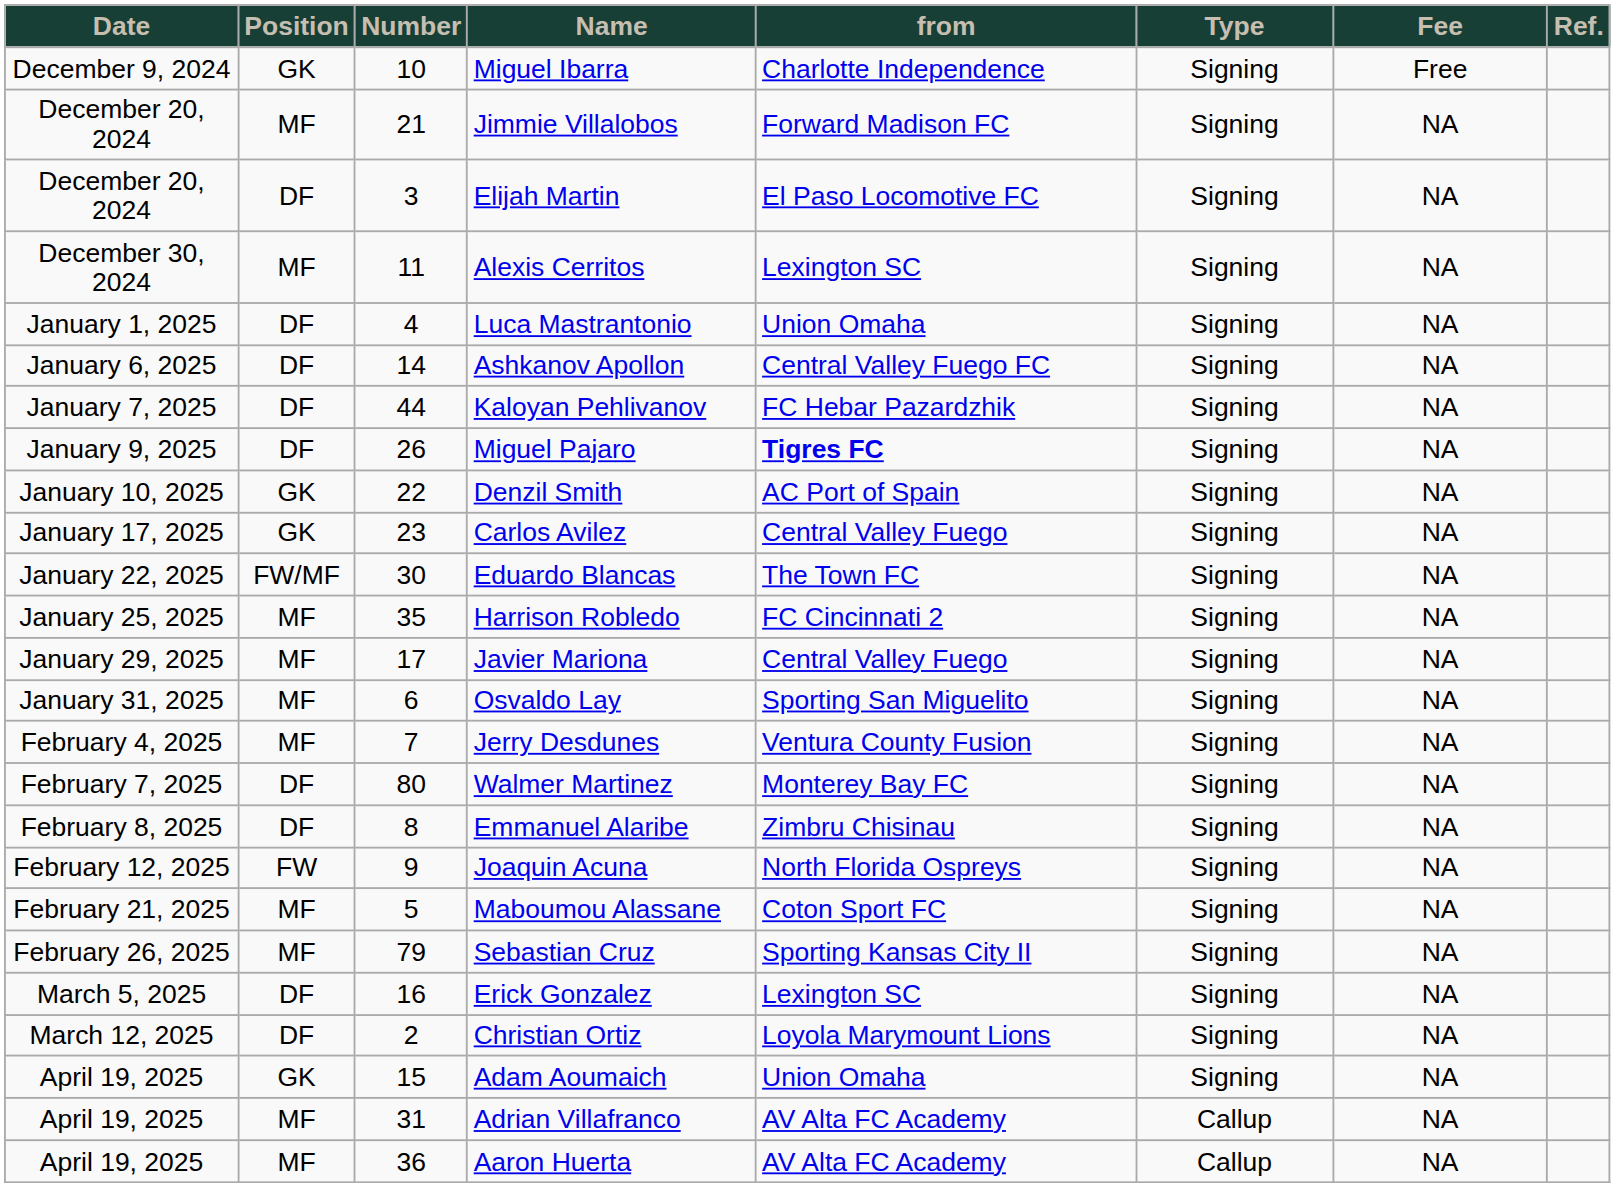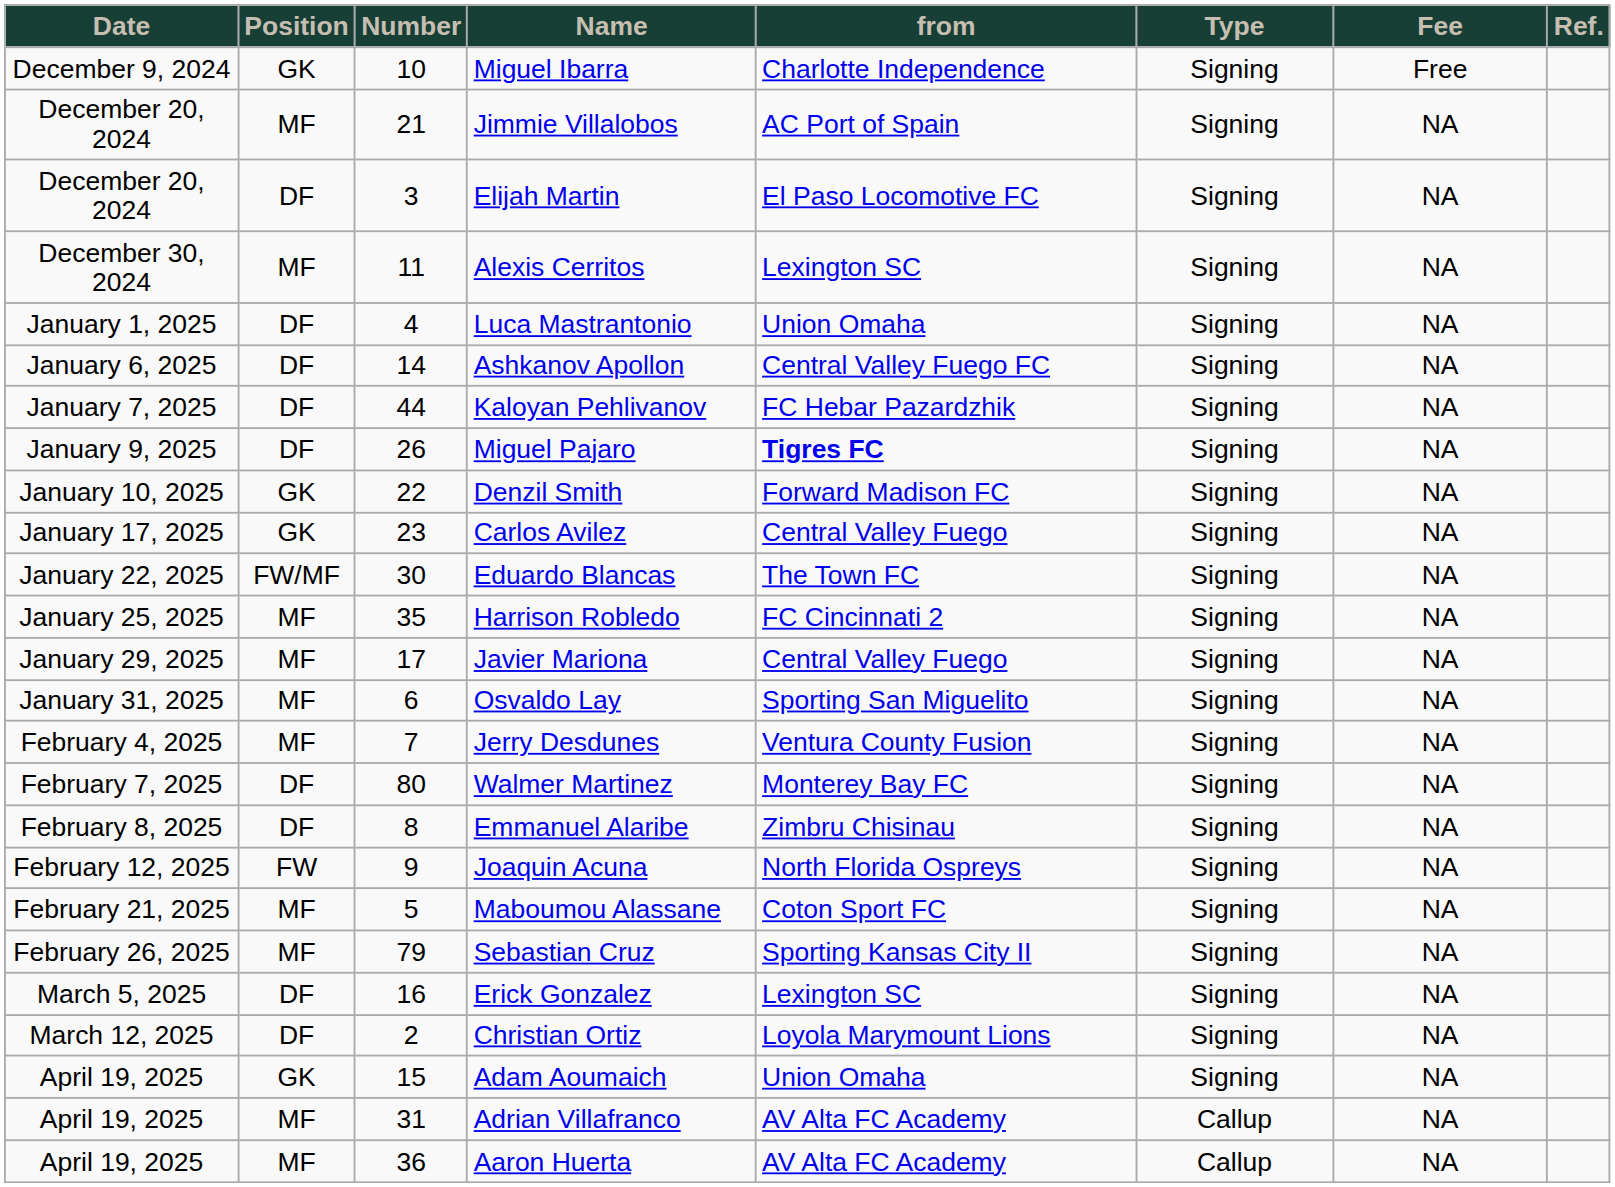(886, 125) Forward Madison FC -> (861, 125) AC Port of Spain
(861, 491) AC Port of Spain -> (886, 491) Forward Madison FC
